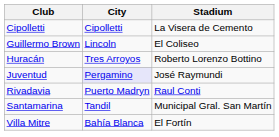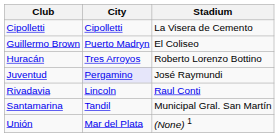(100, 43) Lincoln -> (117, 43) Puerto Madryn
(117, 91) Puerto Madryn -> (100, 91) Lincoln
+ row: (20, 123)
- row: (28, 122)
